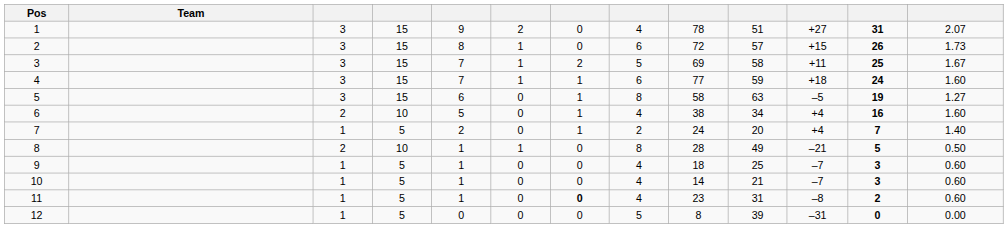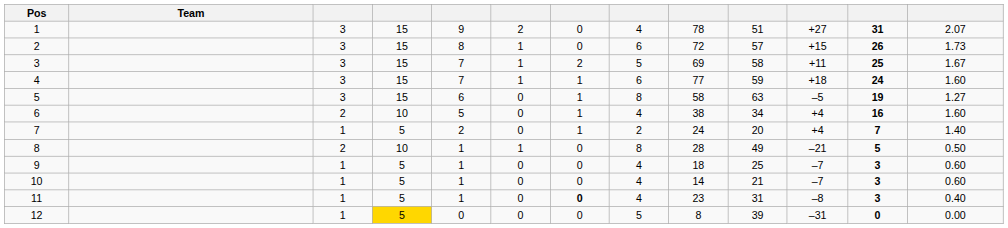(878, 198) 2 -> (878, 198) 3
(955, 198) 0.60 -> (955, 198) 0.40
(402, 215) no background -> (402, 215) gold background
